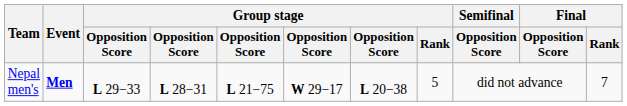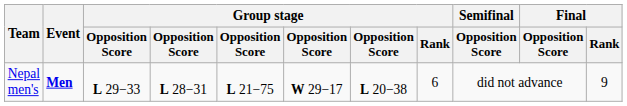(435, 82) 5 -> (435, 82) 6
(604, 82) 7 -> (604, 82) 9
